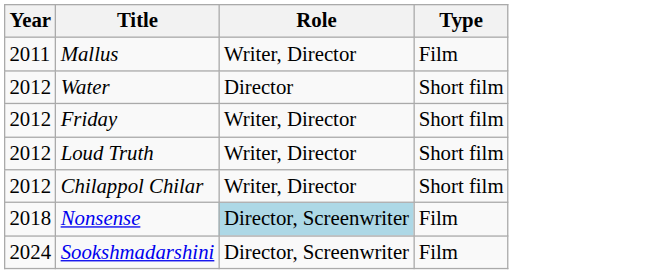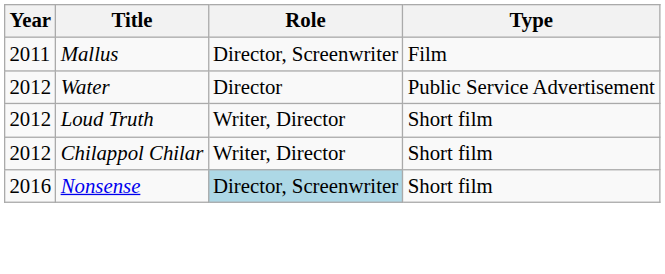(290, 53) Writer, Director -> (306, 53) Director, Screenwriter
(461, 86) Short film -> (531, 86) Public Service Advertisement
- row: (89, 119)
(30, 218) 2018 -> (30, 185) 2016
(438, 218) Film -> (450, 185) Short film
- row: (137, 251)
